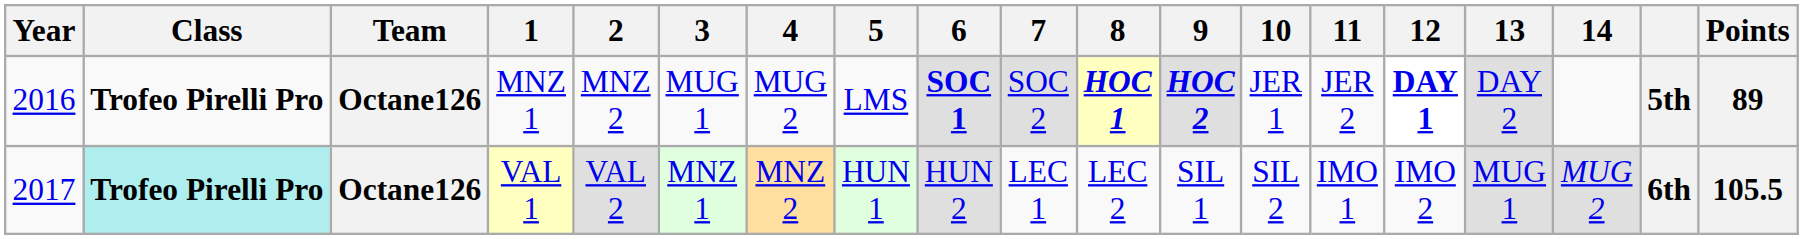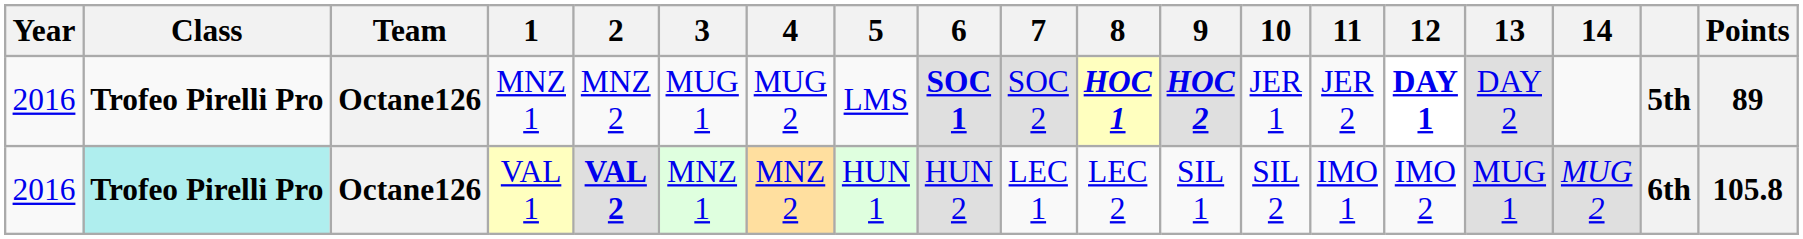(44, 189) 2017 -> (44, 189) 2016
(616, 189) normal -> (616, 189) bold
(1748, 189) 105.5 -> (1748, 189) 105.8
